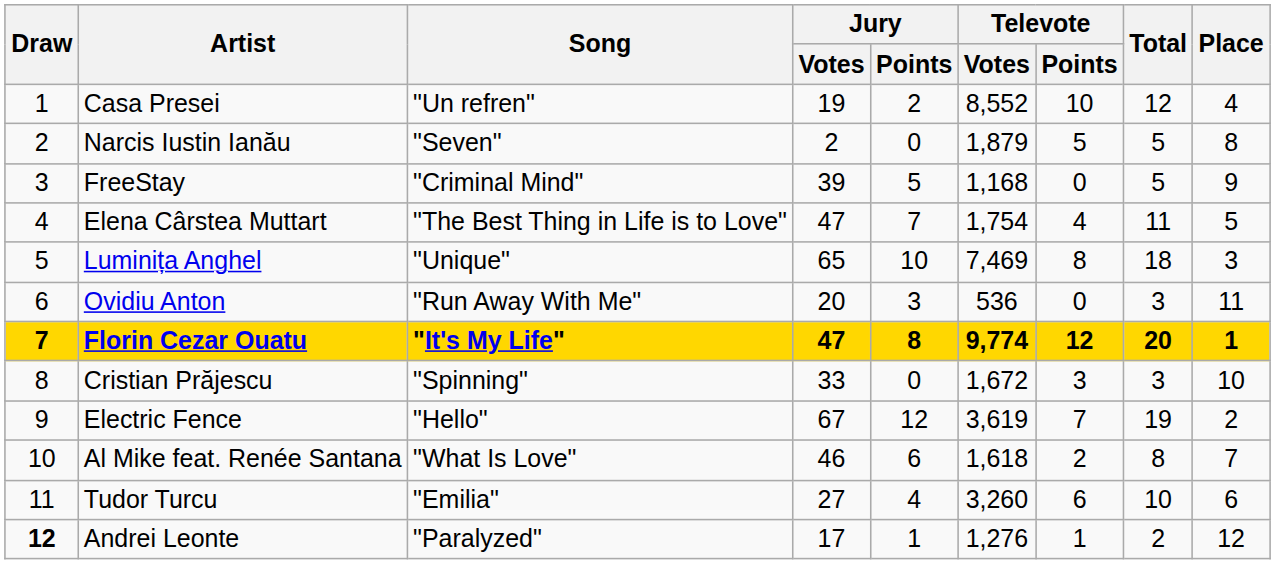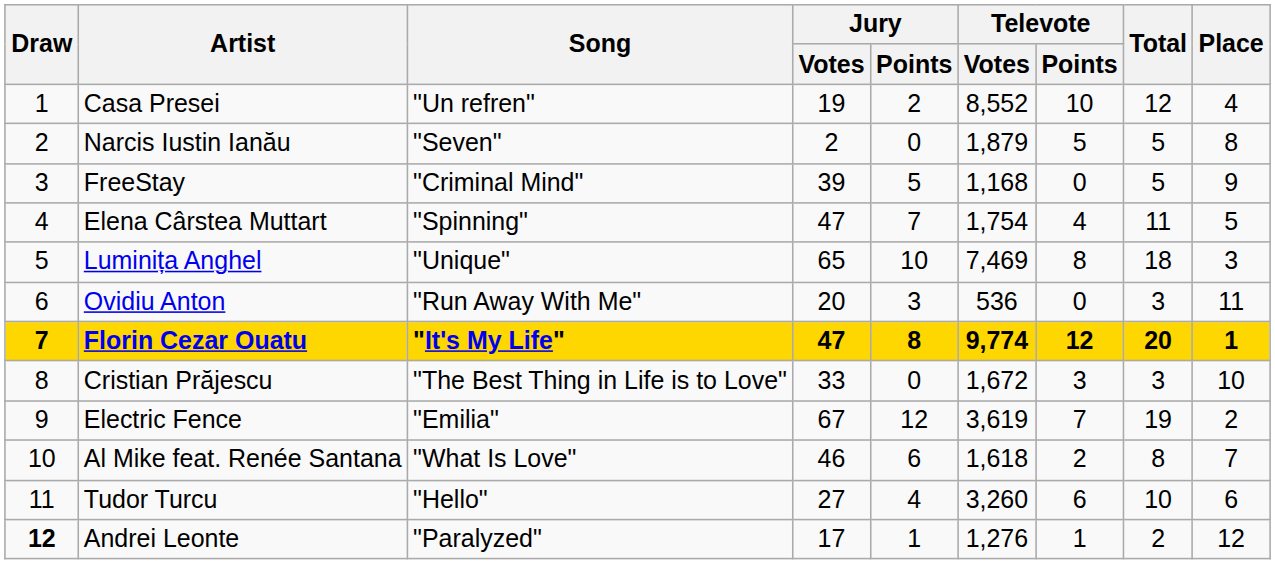(600, 222) "The Best Thing in Life is to Love" -> (471, 222) "Spinning"
(471, 380) "Spinning" -> (600, 380) "The Best Thing in Life is to Love"
(450, 420) "Hello" -> (456, 420) "Emilia"
(456, 499) "Emilia" -> (450, 499) "Hello"
